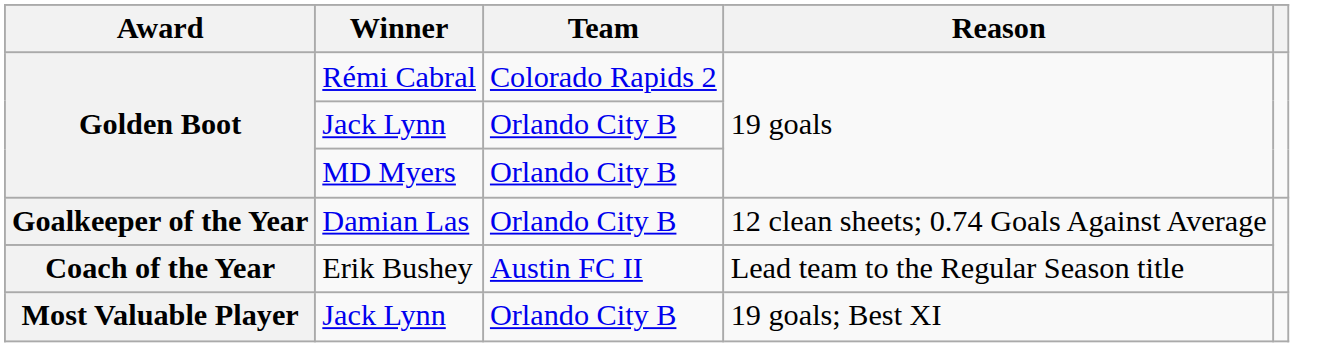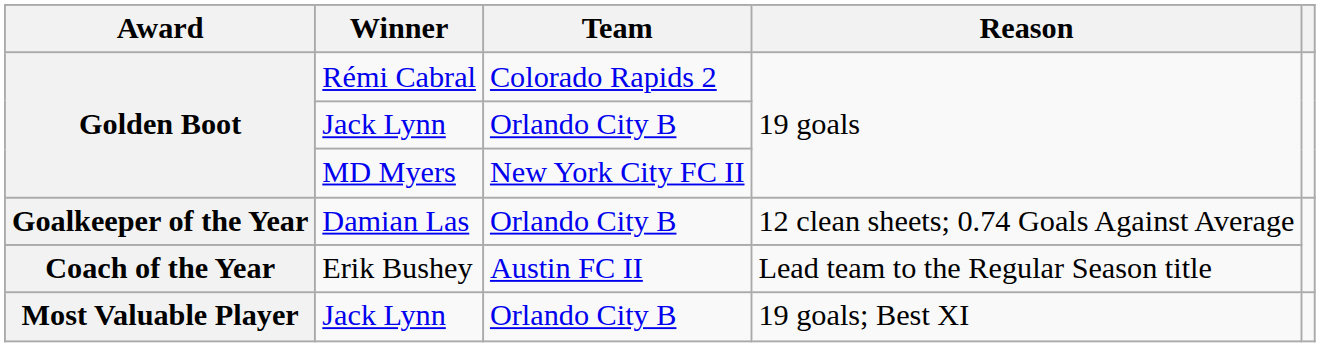(583, 172) Orlando City B -> (617, 172) New York City FC II
